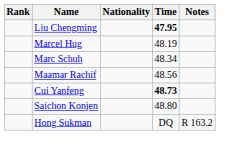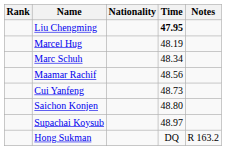(166, 91) bold -> (172, 91) normal
+ row: (69, 122)
